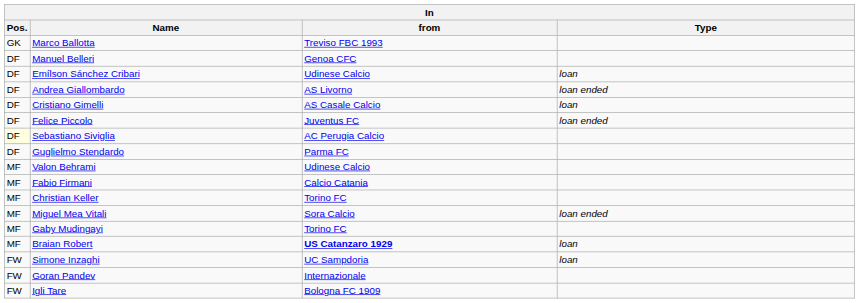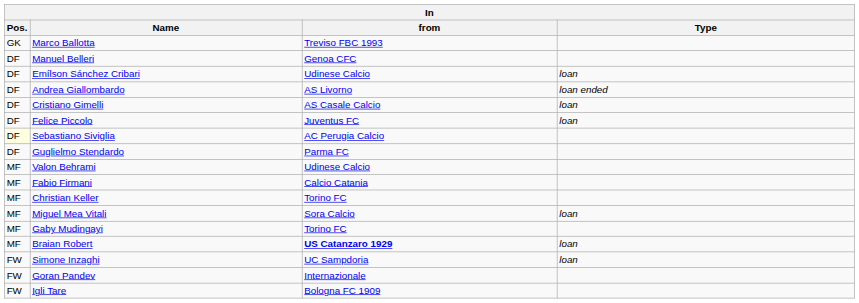(583, 121) loan ended -> (569, 121) loan
(583, 214) loan ended -> (569, 214) loan
